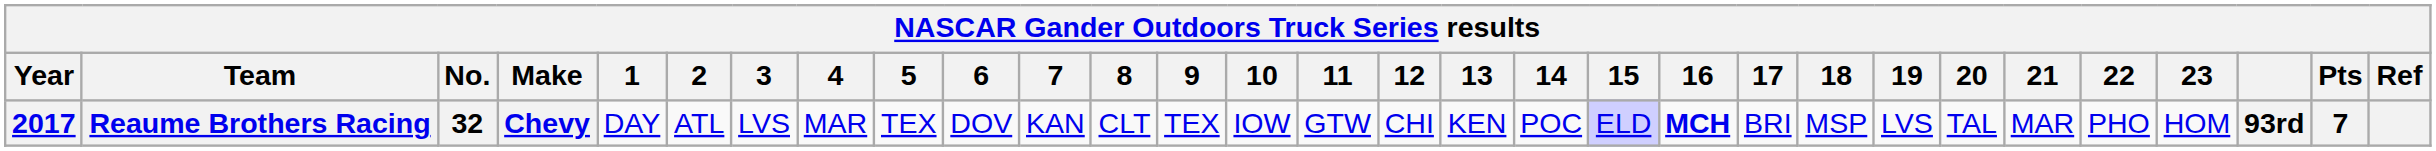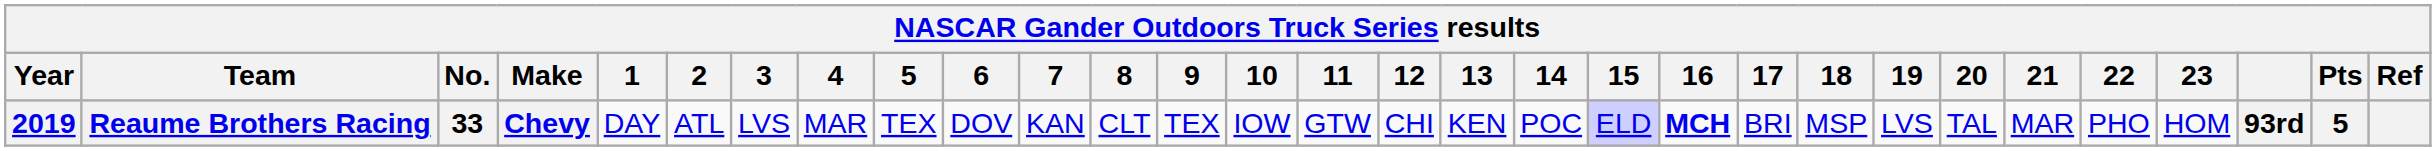(44, 123) 2017 -> (44, 123) 2019
(467, 123) 32 -> (467, 123) 33
(2340, 123) 7 -> (2340, 123) 5
